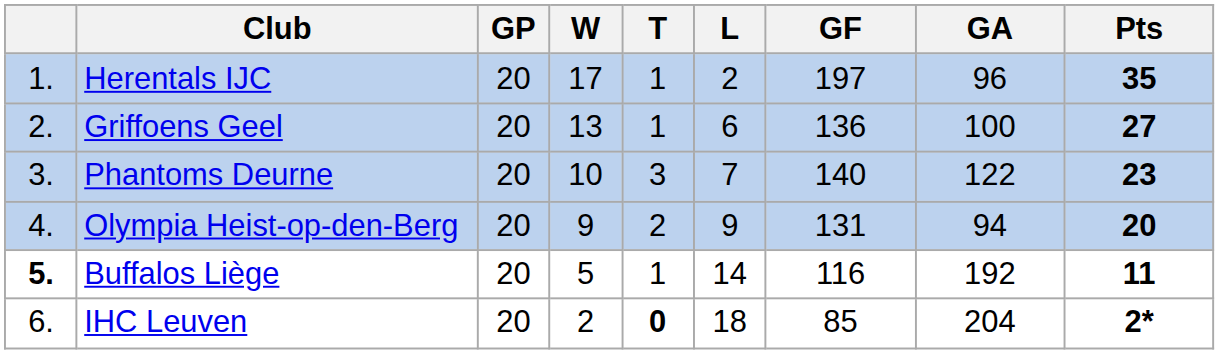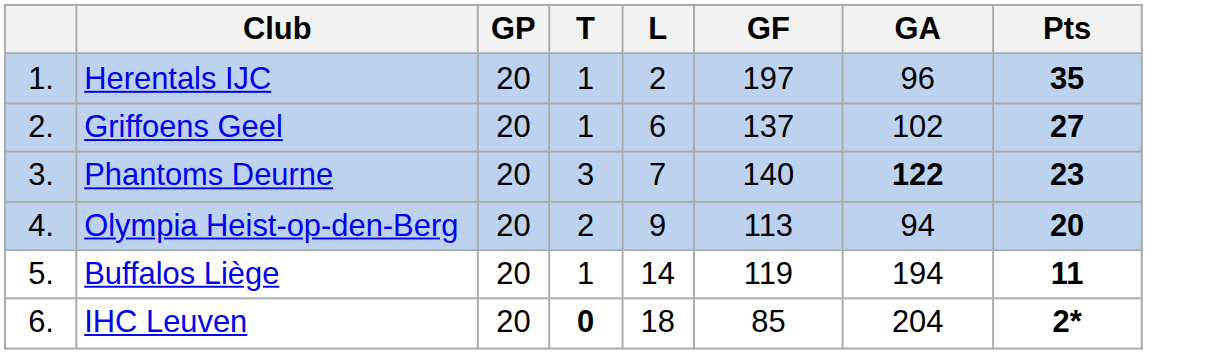- column: (586, 28)
(841, 126) 136 -> (768, 126) 137
(990, 126) 100 -> (918, 126) 102
(990, 175) normal -> (918, 175) bold
(841, 224) 131 -> (768, 224) 113
(41, 273) bold -> (41, 273) normal
(841, 273) 116 -> (768, 273) 119
(990, 273) 192 -> (918, 273) 194
